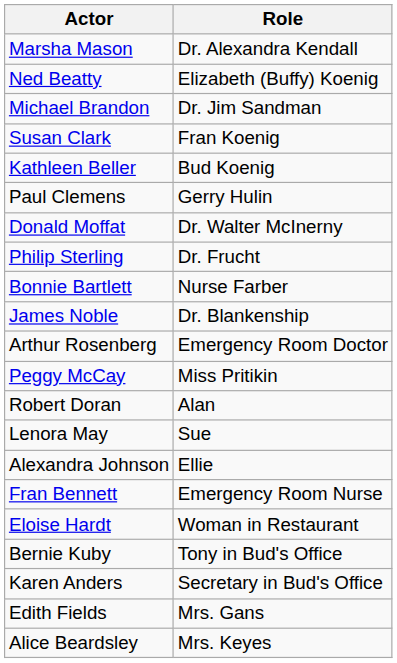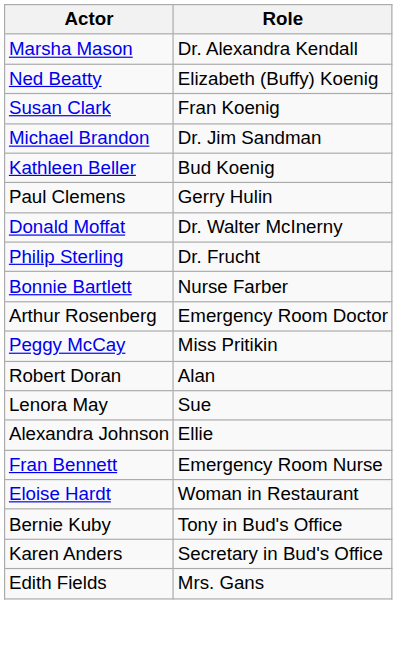rows swapped: (60, 138) <-> (79, 108)
- row: (64, 316)
- row: (73, 642)
